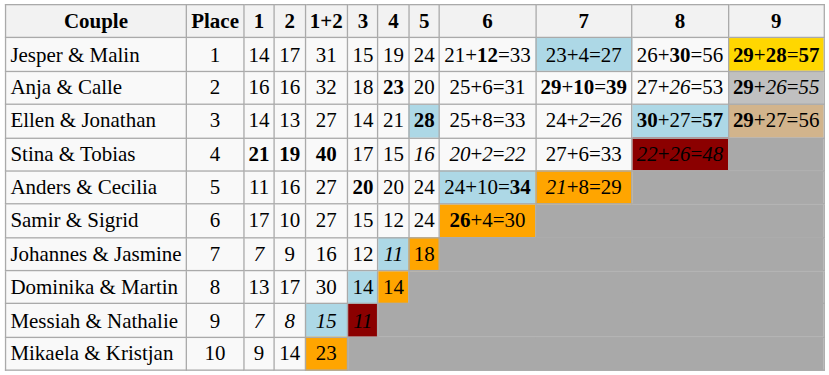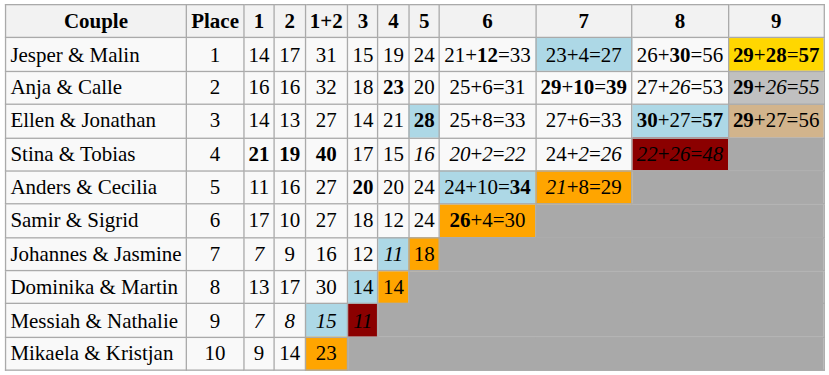(584, 120) 24+2=26 -> (584, 120) 27+6=33
(584, 154) 27+6=33 -> (584, 154) 24+2=26
(363, 220) 15 -> (363, 220) 18
